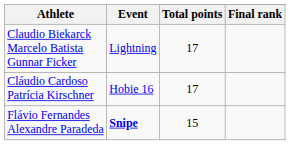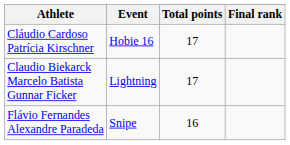rows swapped: (49, 48) <-> (50, 89)
(124, 123) bold -> (123, 123) normal
(192, 123) 15 -> (192, 123) 16
